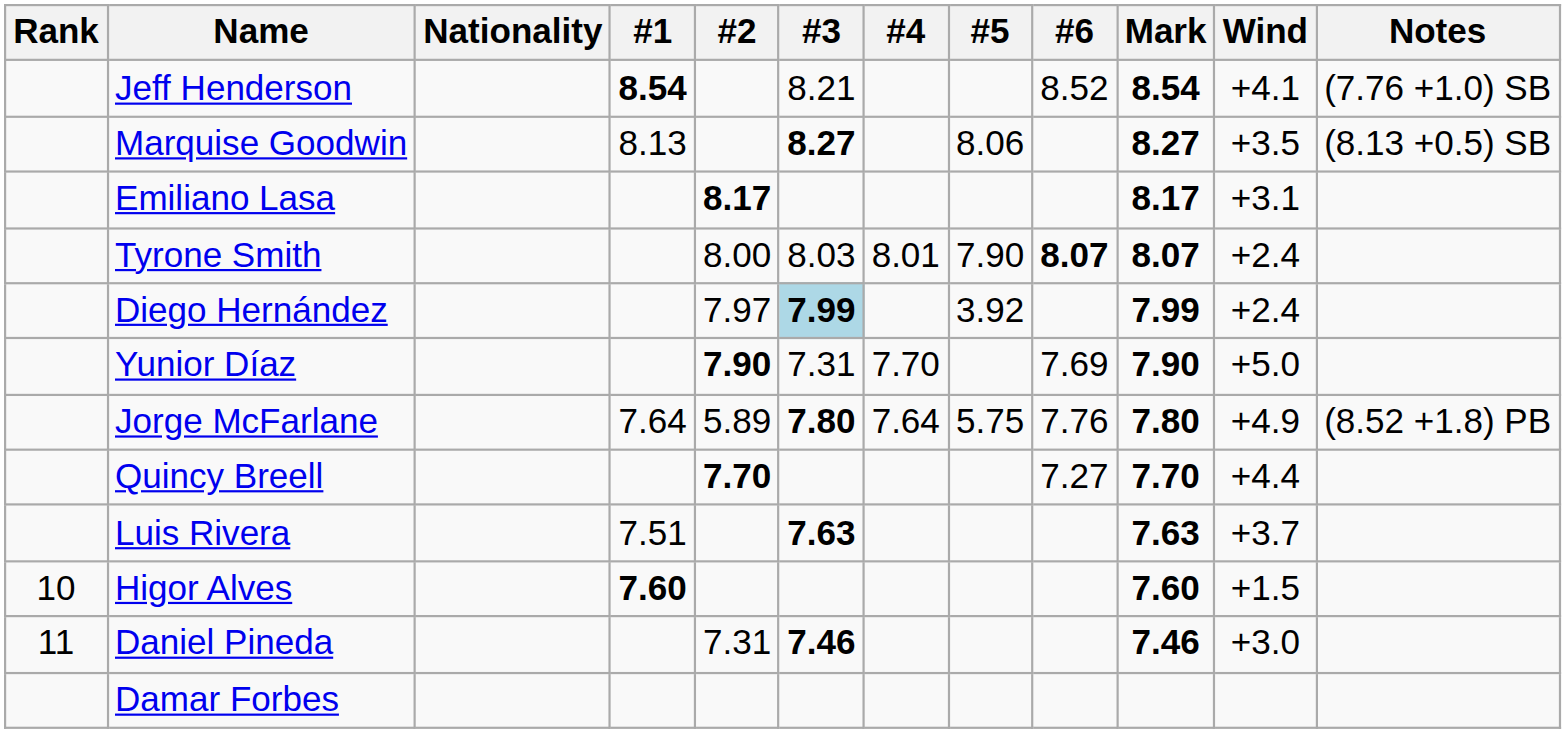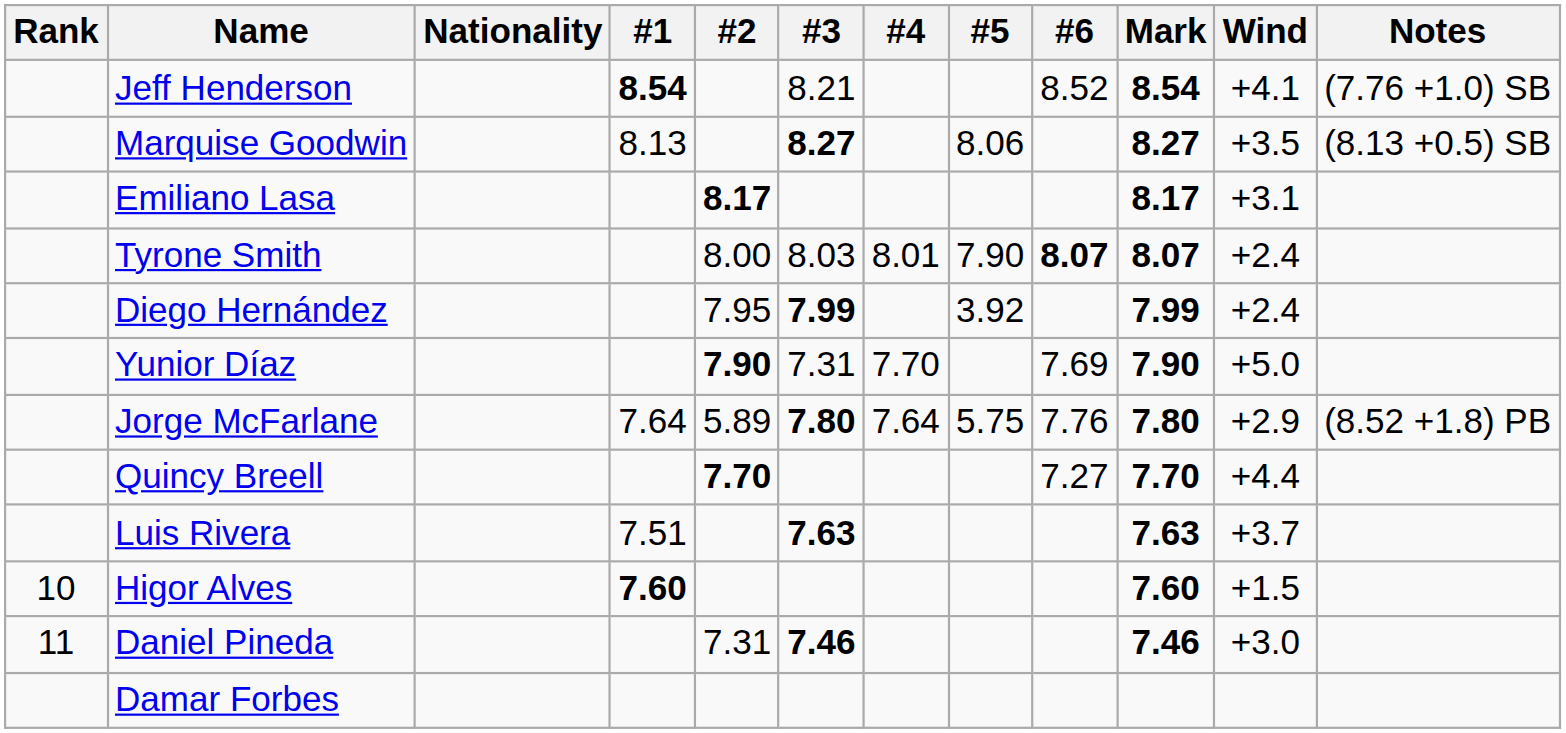(737, 310) 7.97 -> (737, 310) 7.95
(821, 310) lightblue background -> (821, 310) no background
(1265, 421) +4.9 -> (1265, 421) +2.9
